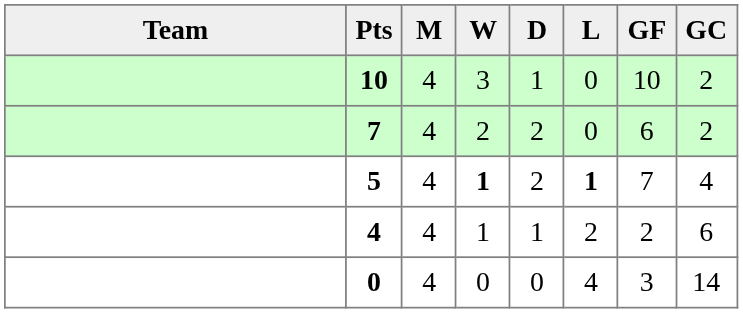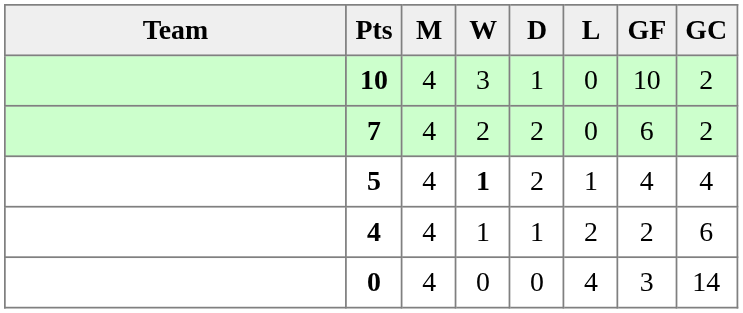(591, 181) bold -> (591, 181) normal
(647, 181) 7 -> (647, 181) 4
